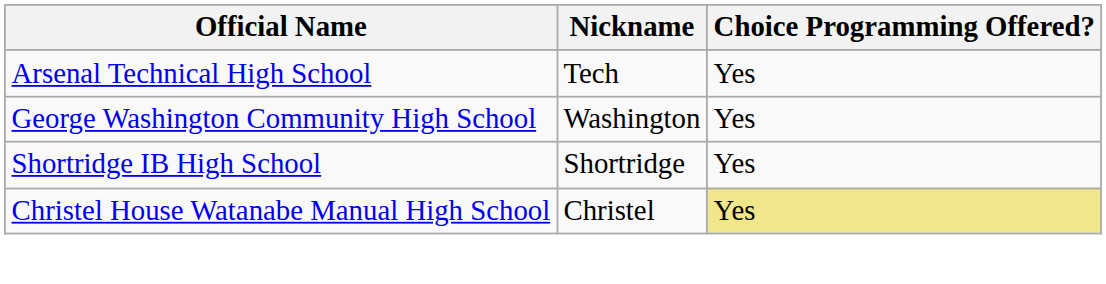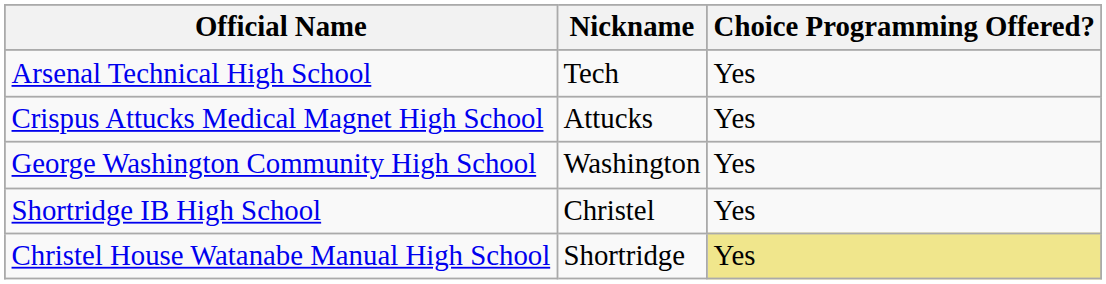+ row: (278, 118)
(624, 164) Shortridge -> (609, 210) Christel
(609, 210) Christel -> (624, 255) Shortridge
